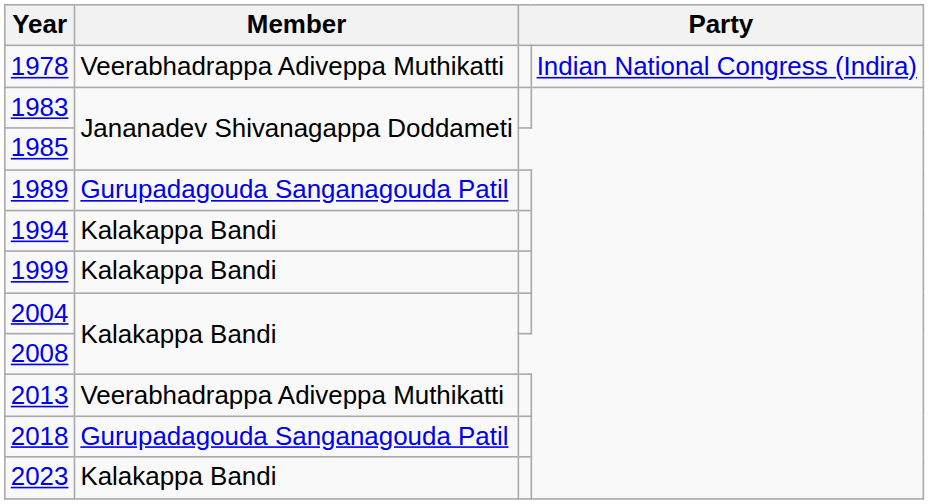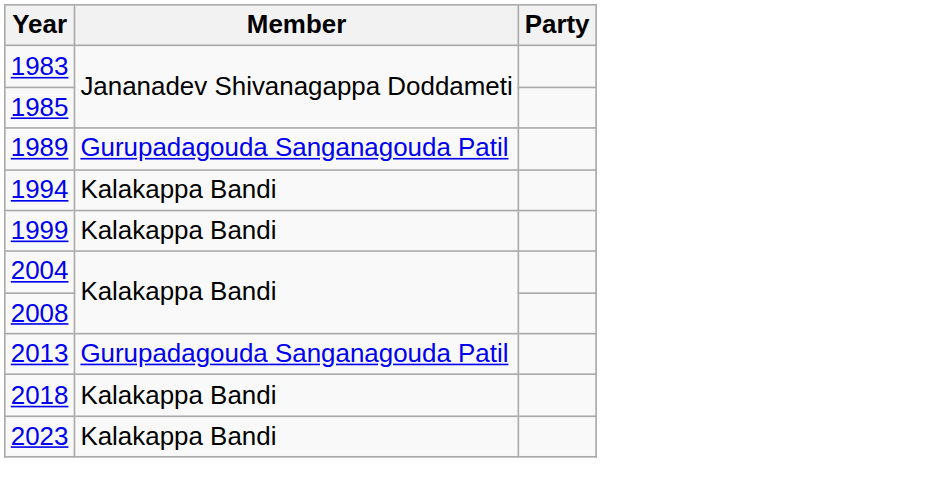- row: (40, 66)
(292, 395) Veerabhadrappa Adiveppa Muthikatti -> (294, 353) Gurupadagouda Sanganagouda Patil
(294, 436) Gurupadagouda Sanganagouda Patil -> (178, 395) Kalakappa Bandi
